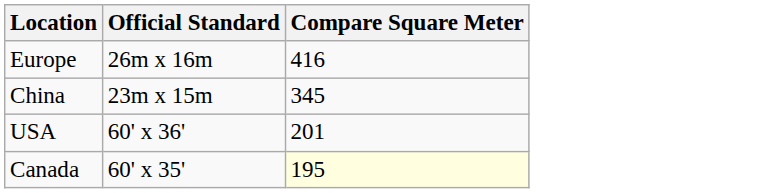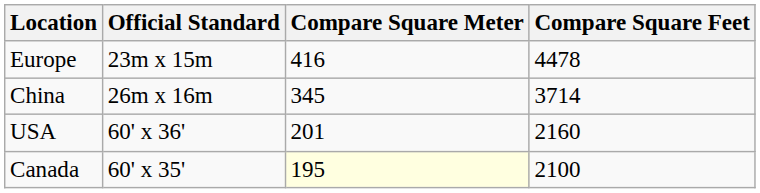+ column: (642, 22)
(160, 59) 26m x 16m -> (160, 59) 23m x 15m
(160, 95) 23m x 15m -> (160, 95) 26m x 16m
